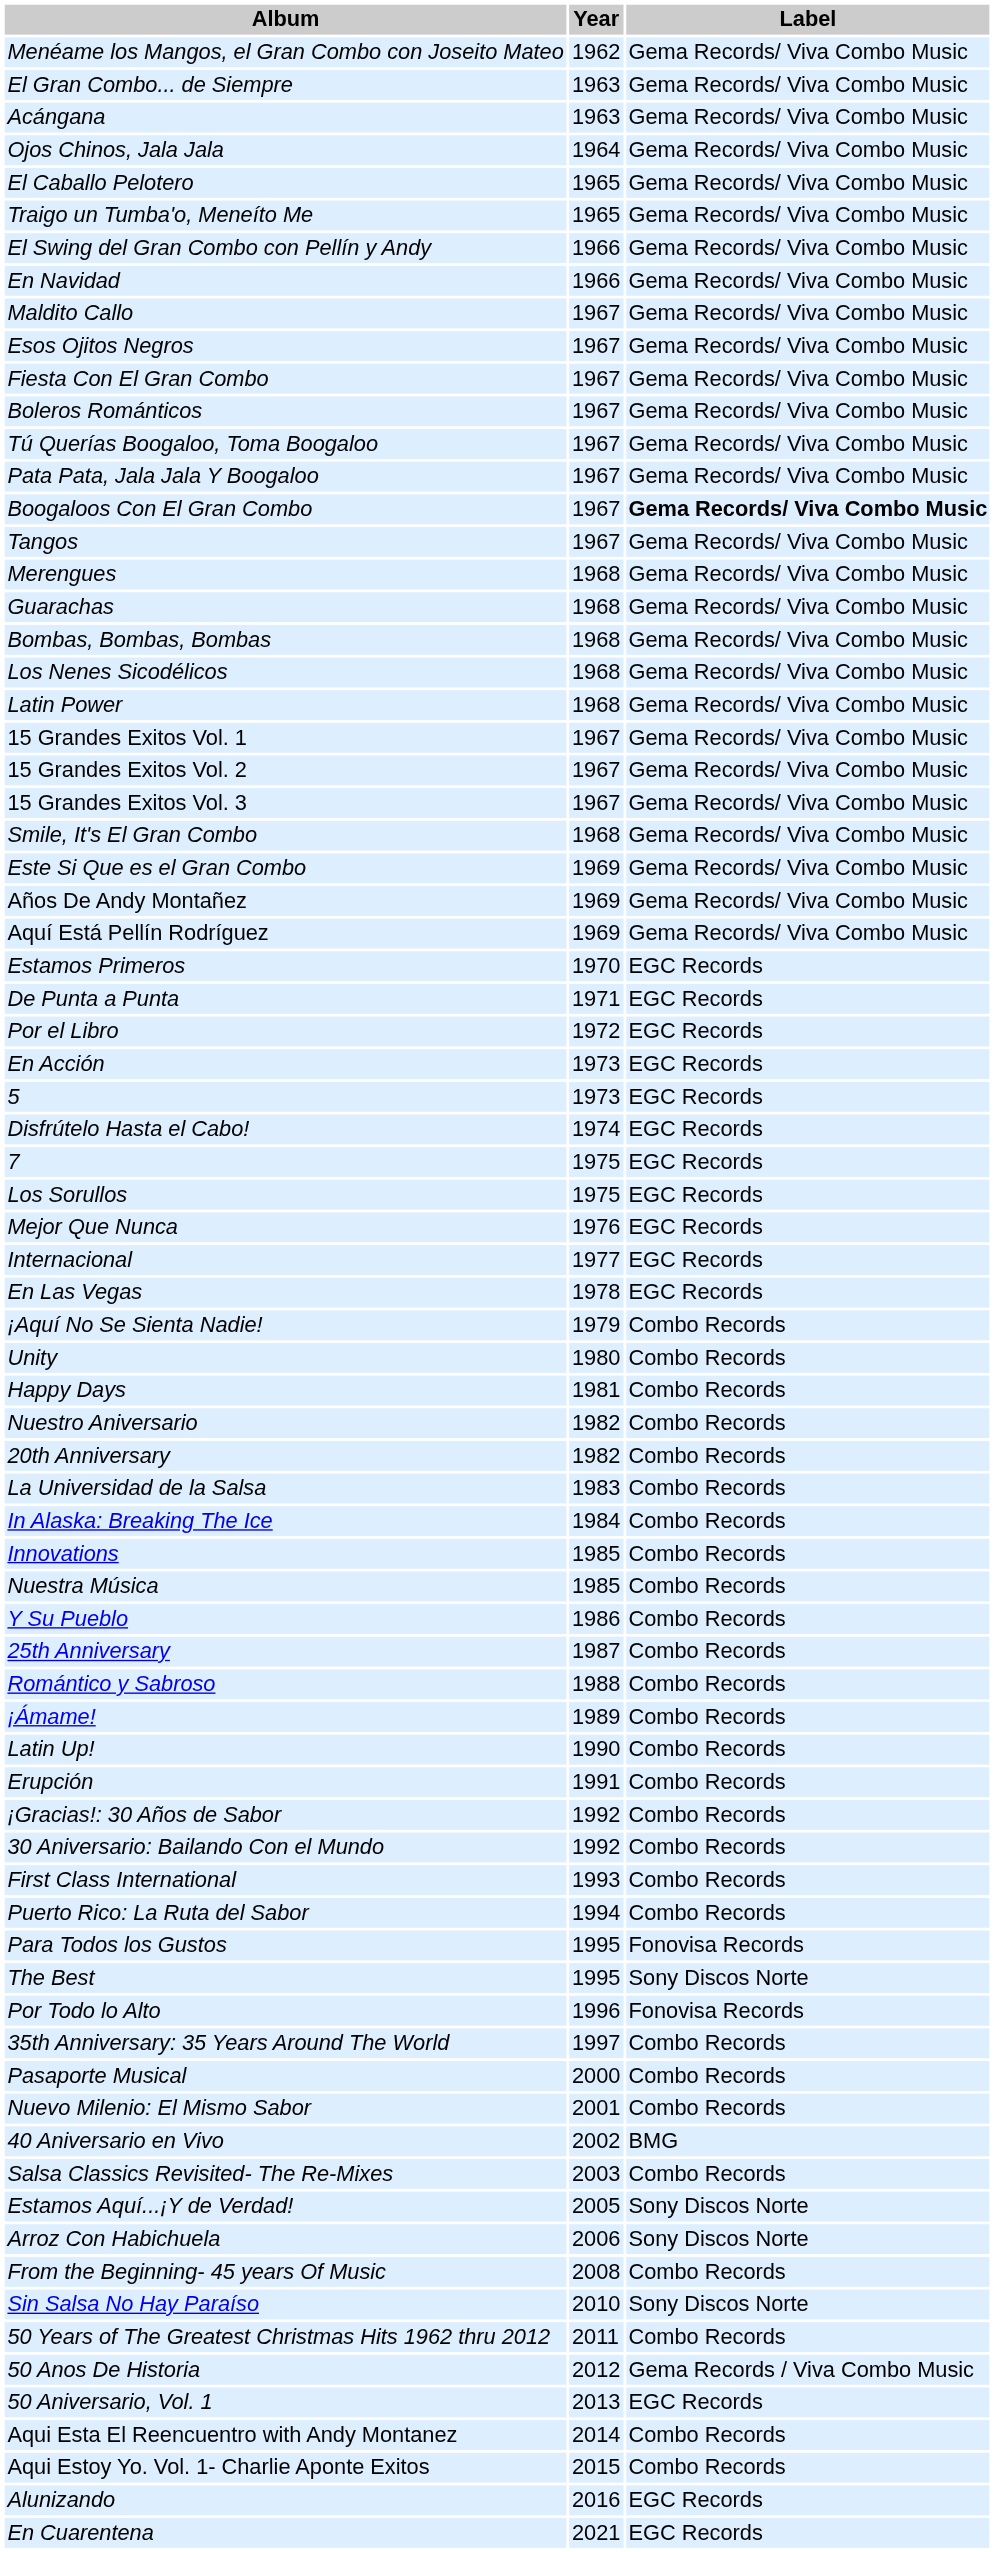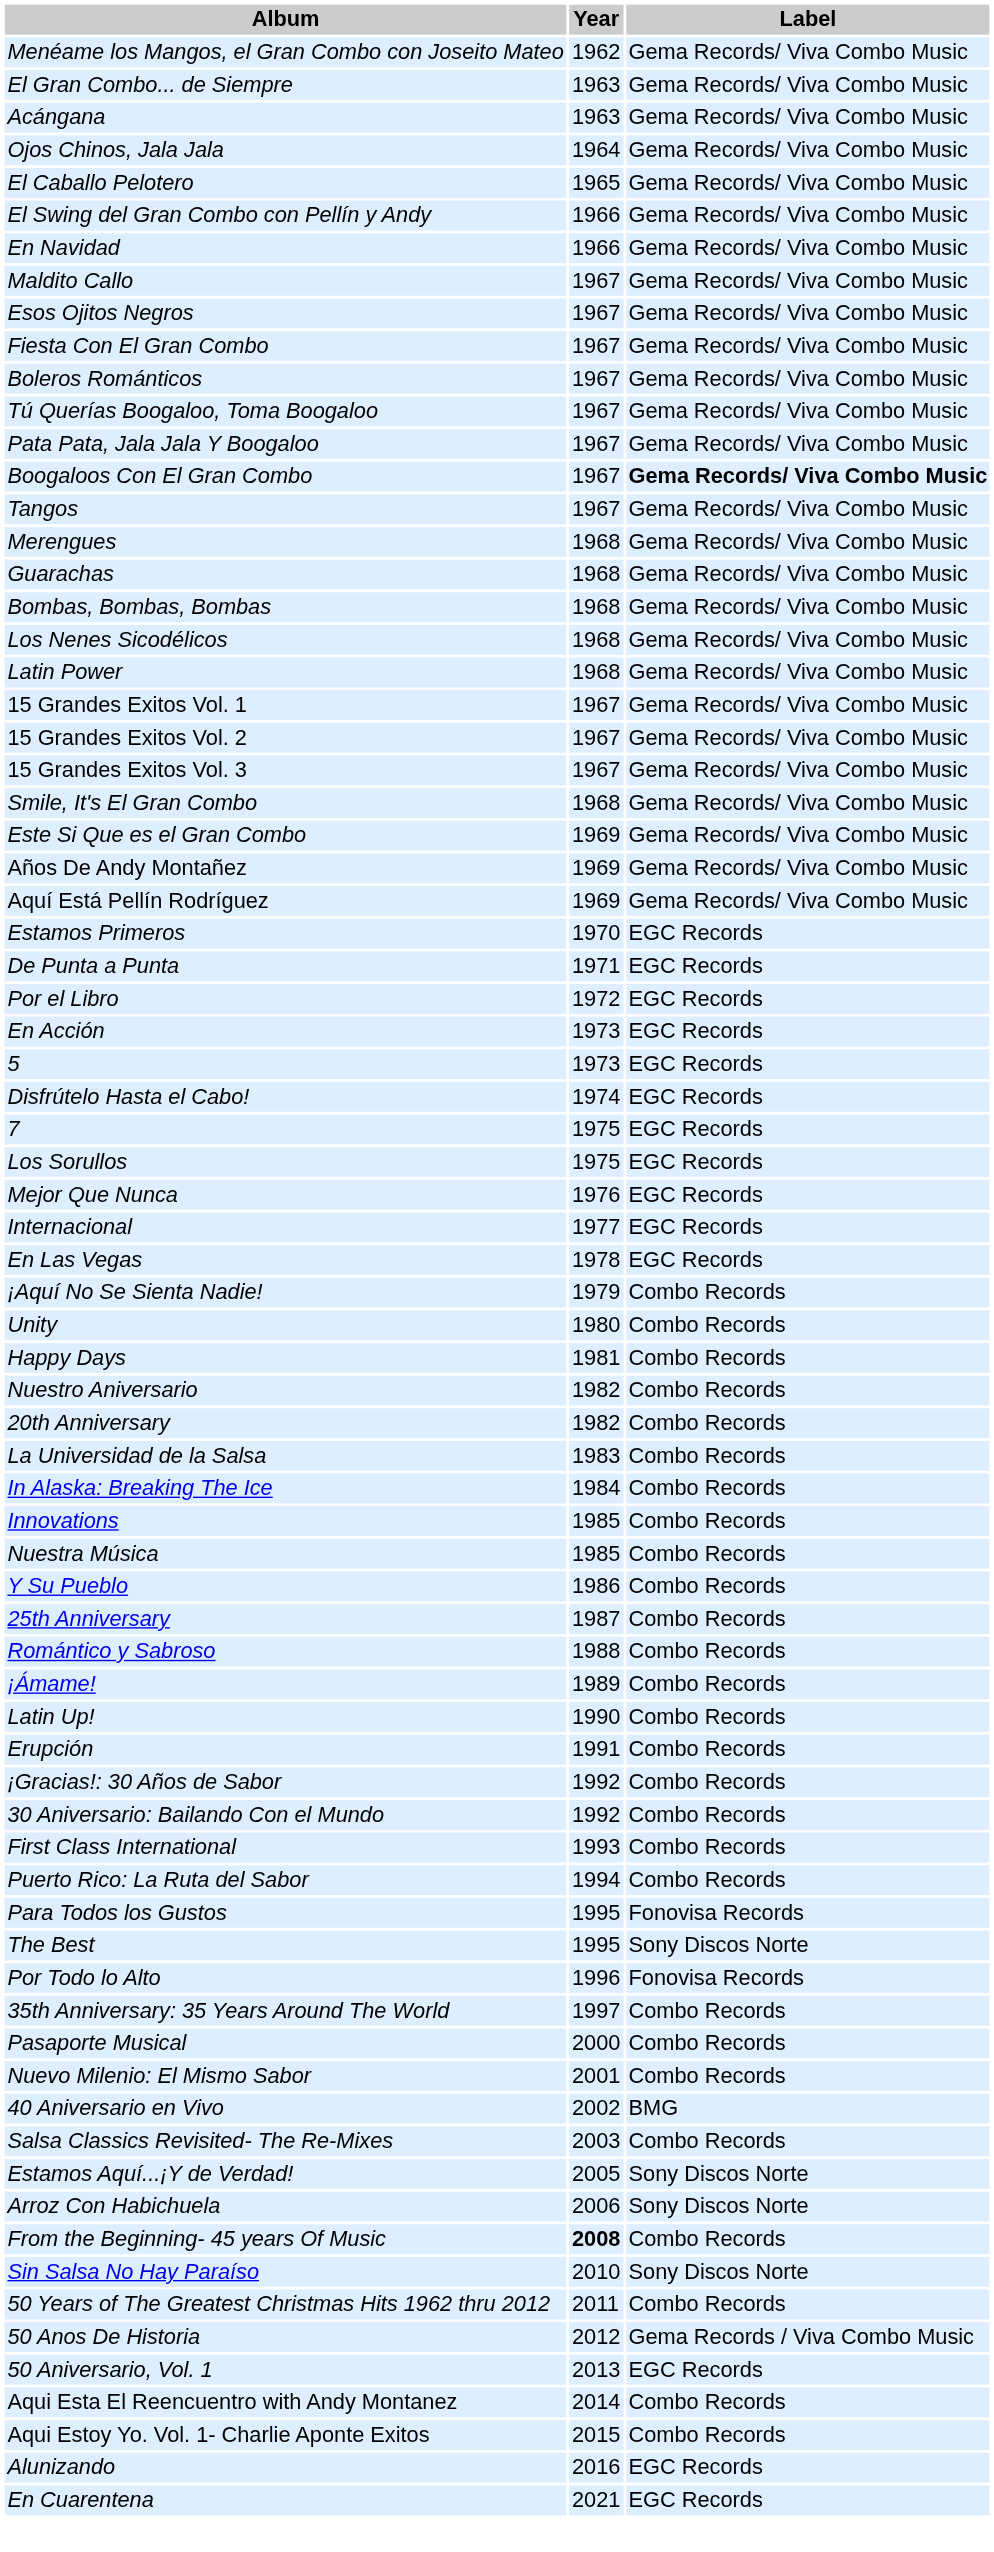- row: (160, 215)
(596, 2271) normal -> (596, 2239) bold
